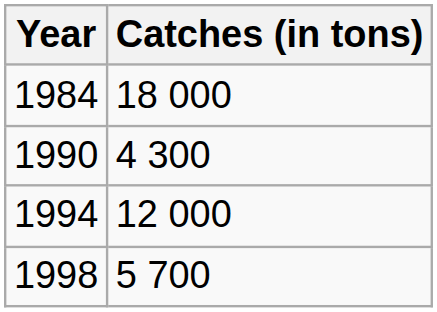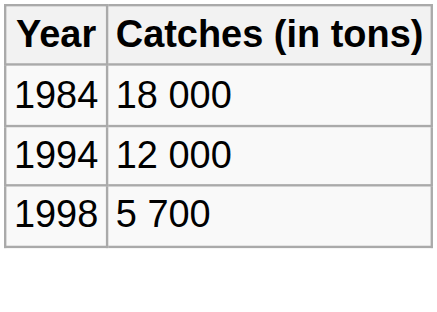- row: (56, 154)
